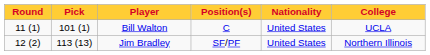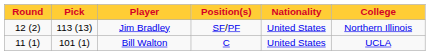rows swapped: (145, 27) <-> (145, 43)
